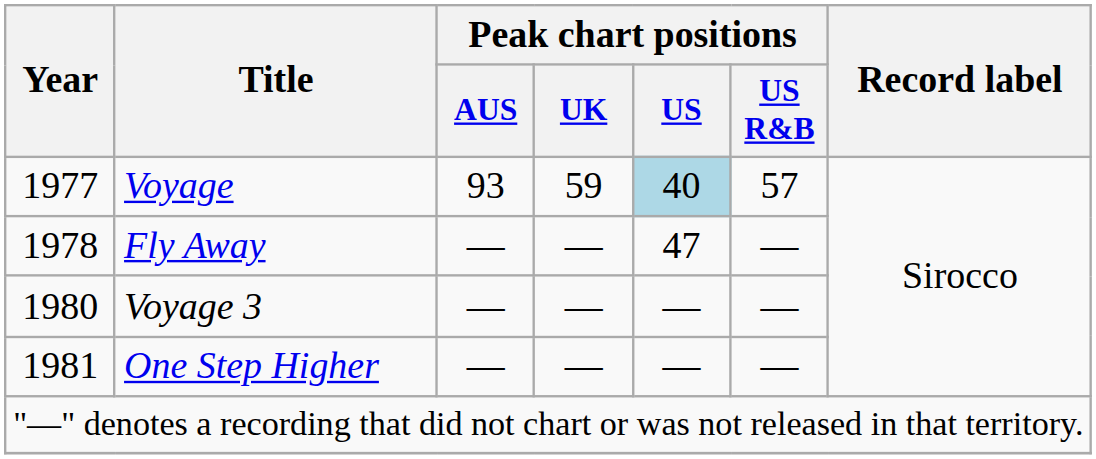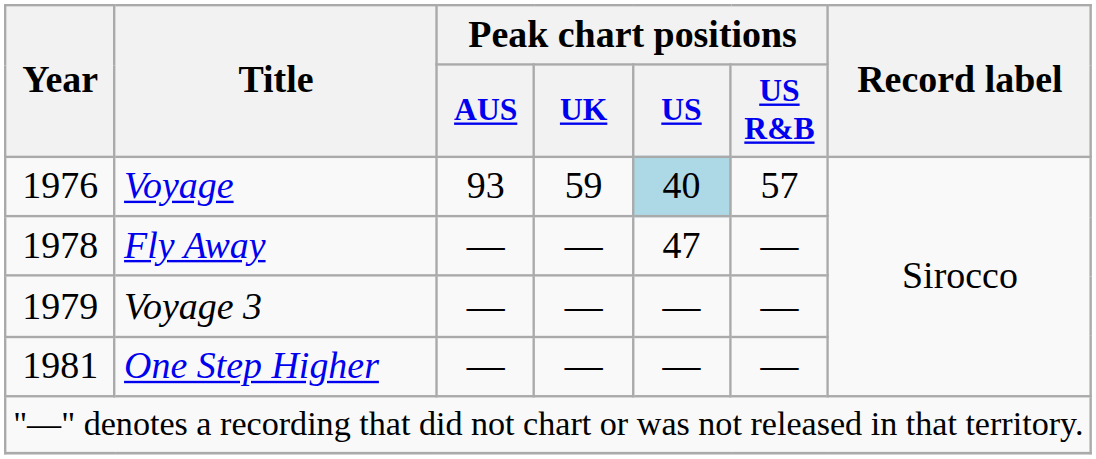(60, 185) 1977 -> (60, 185) 1976
(60, 305) 1980 -> (60, 305) 1979
